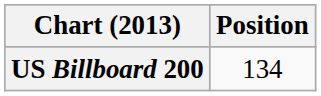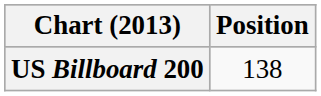(262, 68) 134 -> (262, 68) 138
